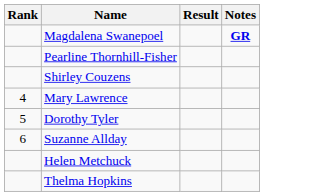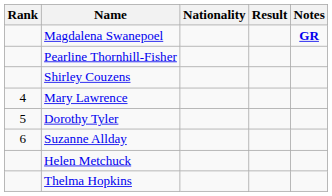+ column: (214, 14)
